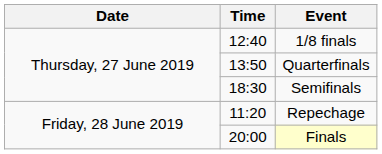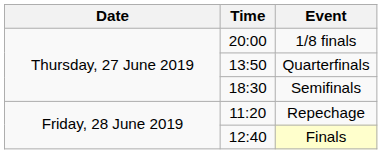(248, 40) 12:40 -> (248, 40) 20:00
(248, 137) 20:00 -> (248, 137) 12:40
